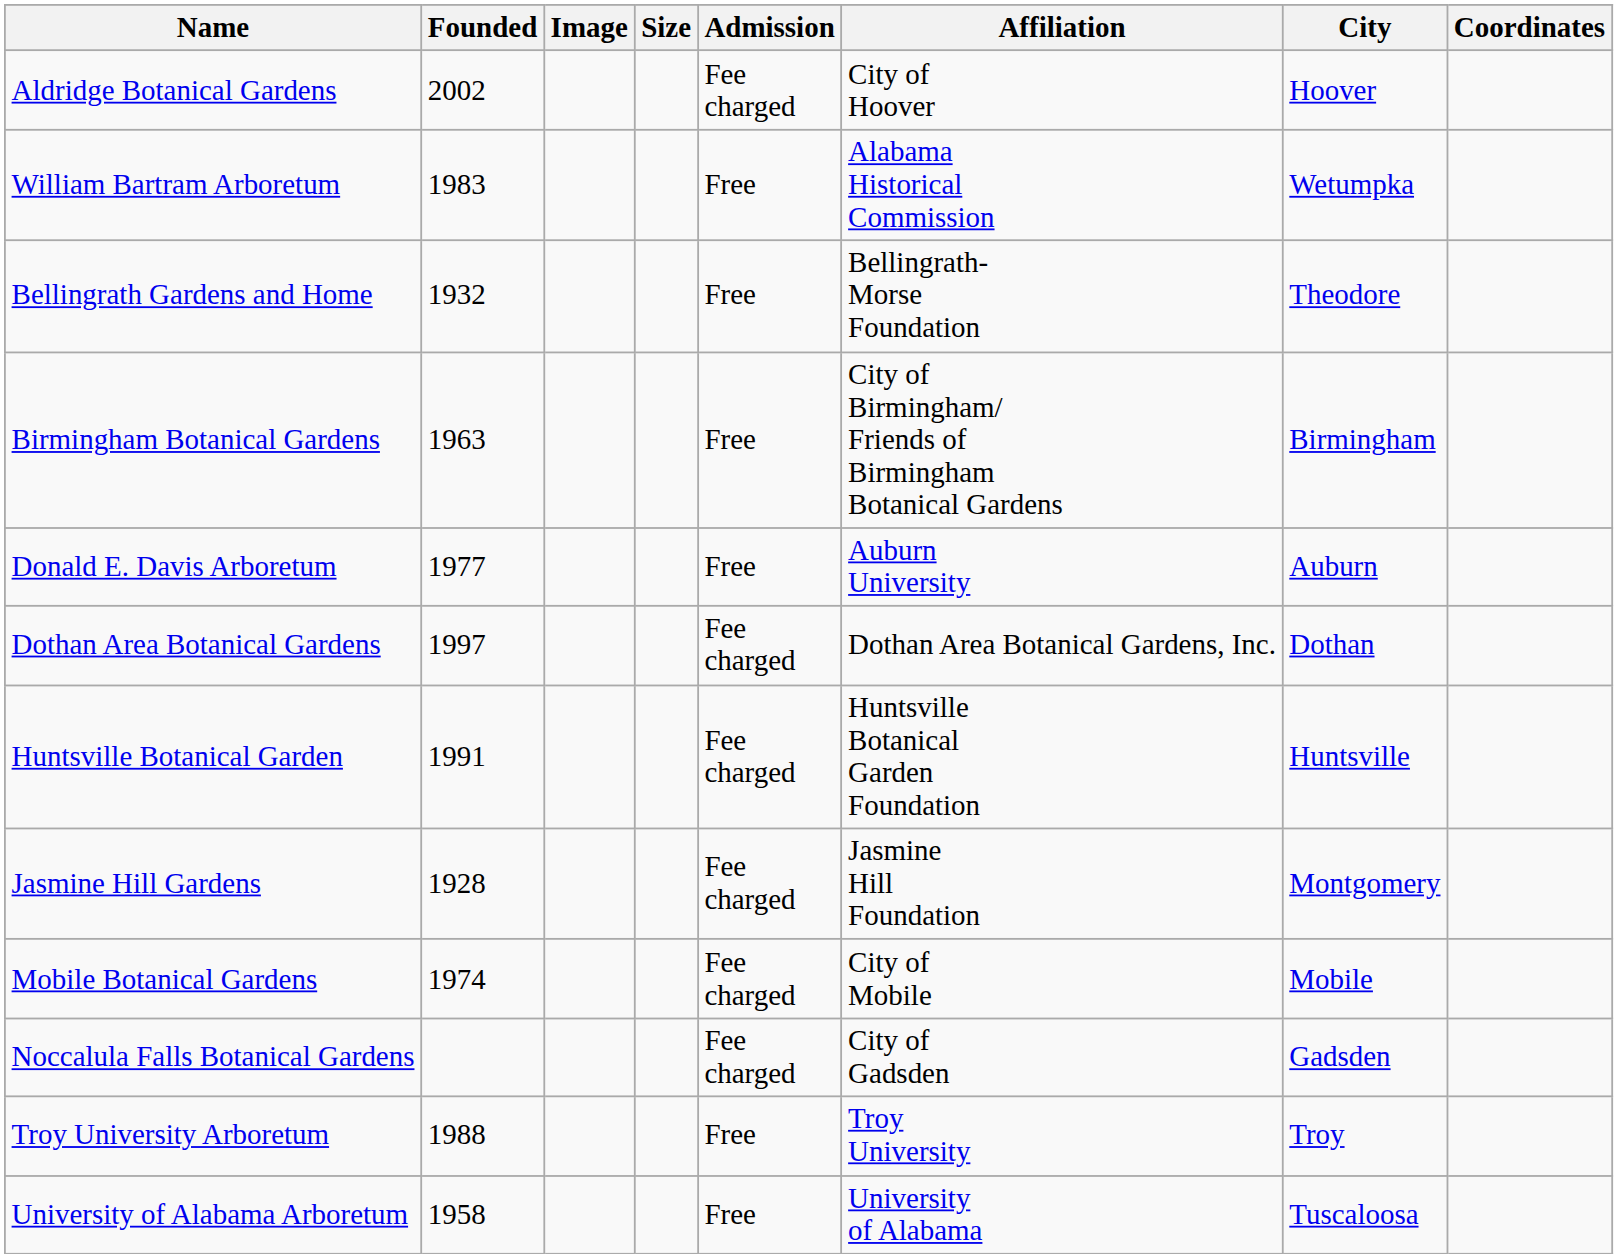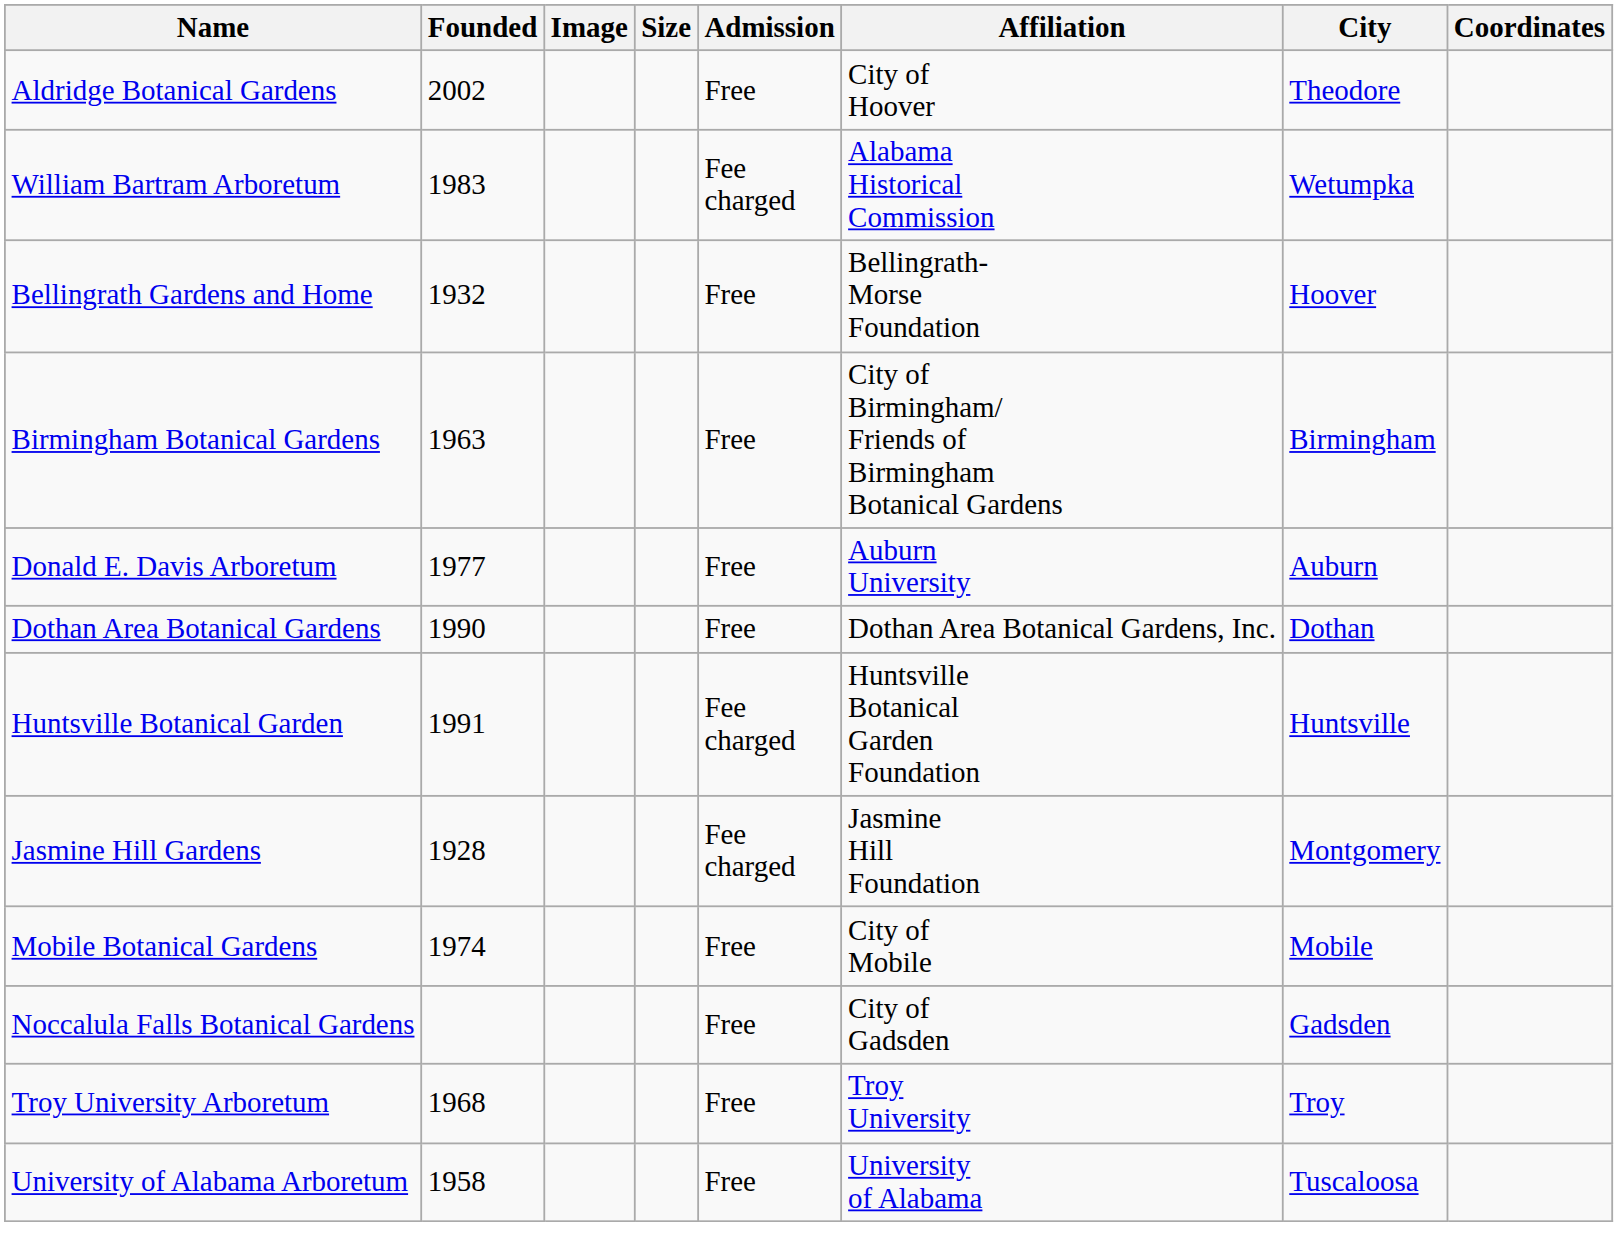(750, 89) Fee charged -> (730, 89) Free
(1333, 89) Hoover -> (1345, 89) Theodore
(730, 184) Free -> (750, 184) Fee charged
(1345, 295) Theodore -> (1333, 295) Hoover
(457, 645) 1997 -> (457, 628) 1990
(750, 645) Fee charged -> (730, 628) Free
(750, 978) Fee charged -> (730, 945) Free
(750, 1056) Fee charged -> (730, 1024) Free
(457, 1135) 1988 -> (457, 1102) 1968
